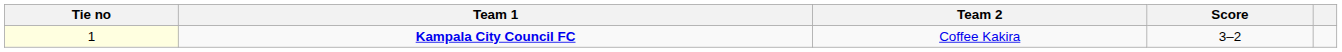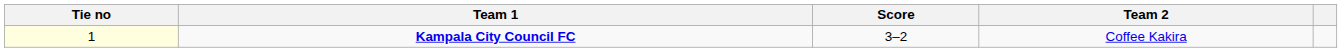columns swapped: (1230, 15) <-> (980, 15)
